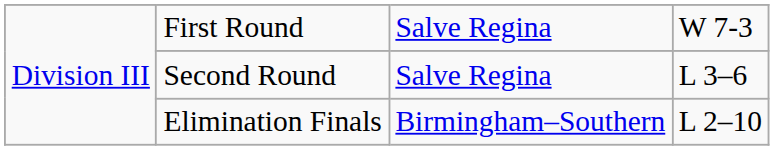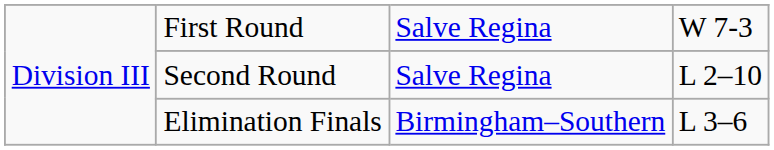(713, 74) L 3–6 -> (720, 74) L 2–10
(720, 121) L 2–10 -> (713, 121) L 3–6
